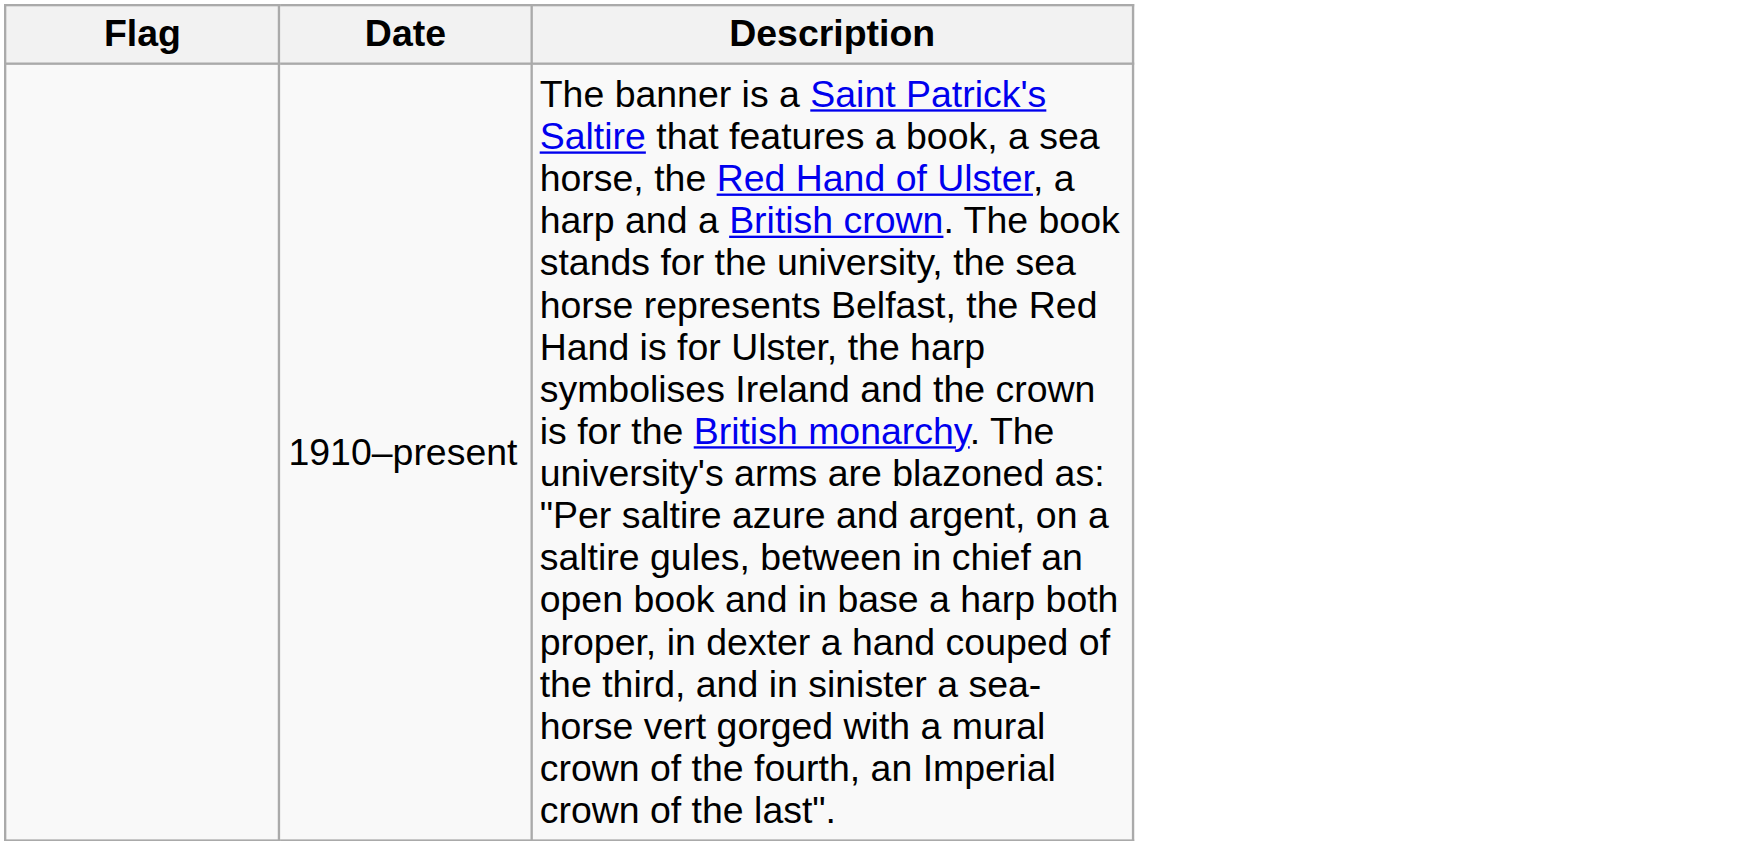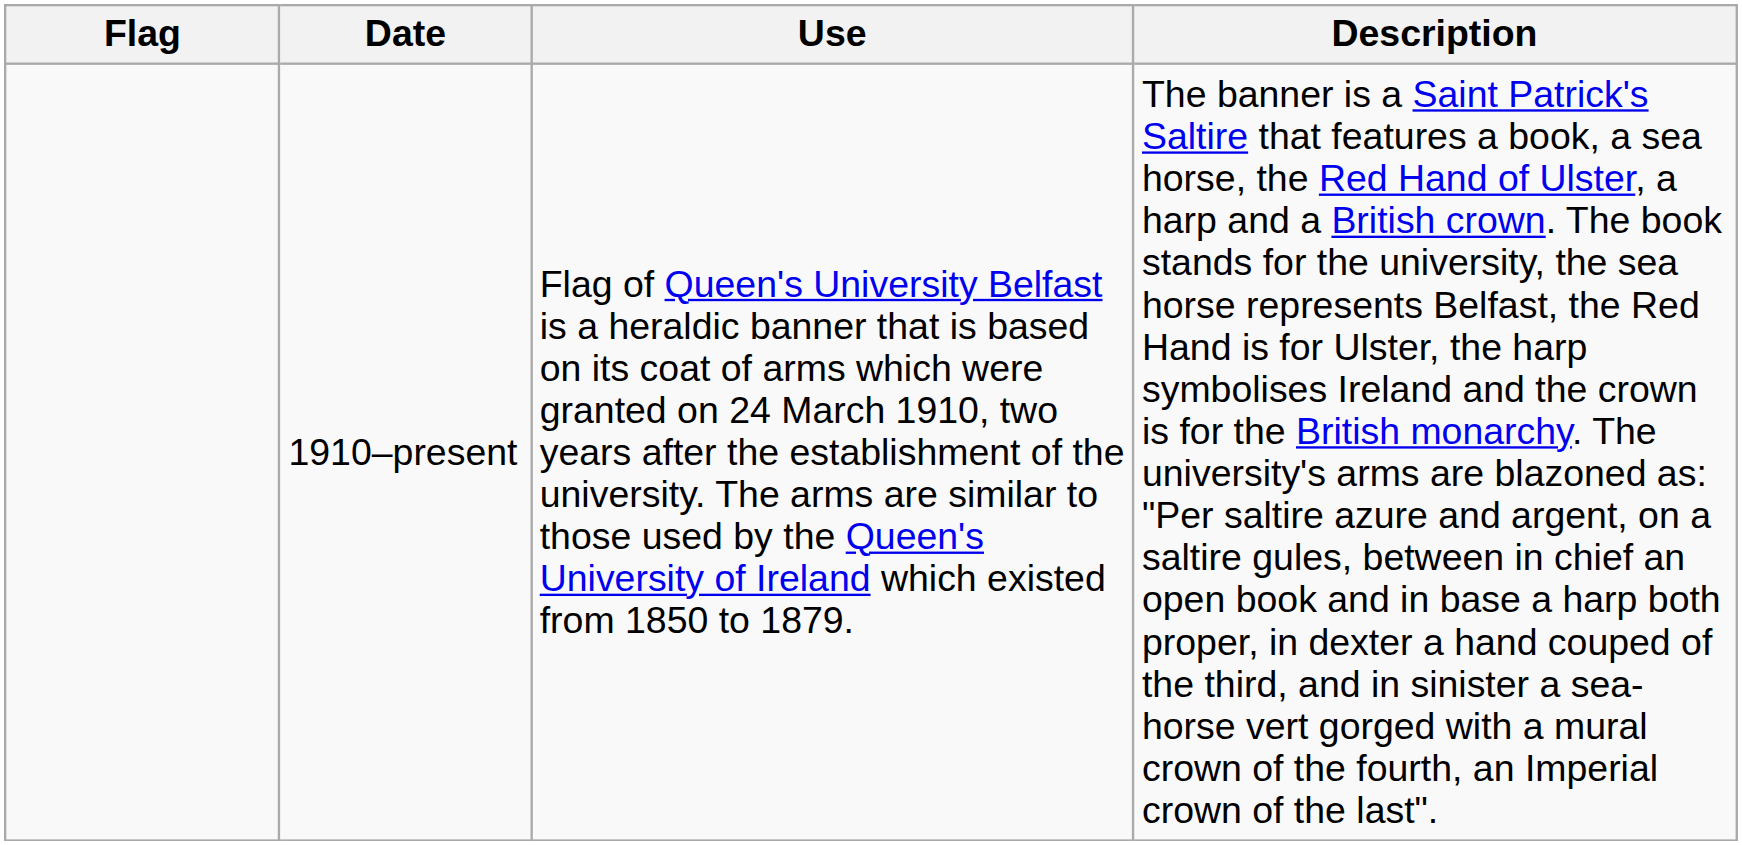+ column: (832, 34)
